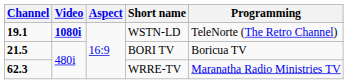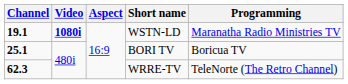(264, 32) TeleNorte (The Retro Channel) -> (266, 32) Maranatha Radio Ministries TV
(17, 50) 21.5 -> (17, 50) 25.1
(266, 69) Maranatha Radio Ministries TV -> (264, 69) TeleNorte (The Retro Channel)
